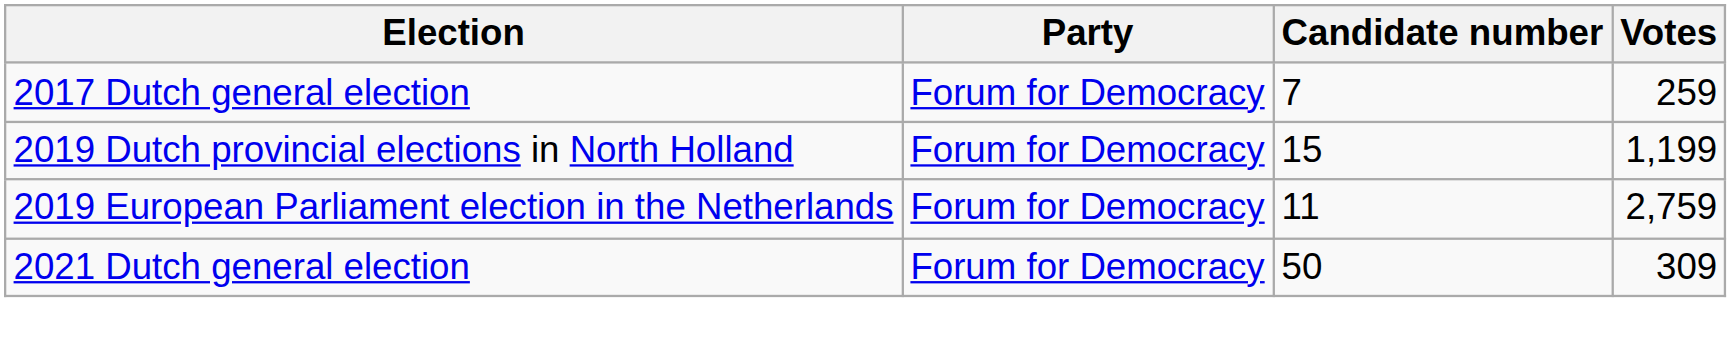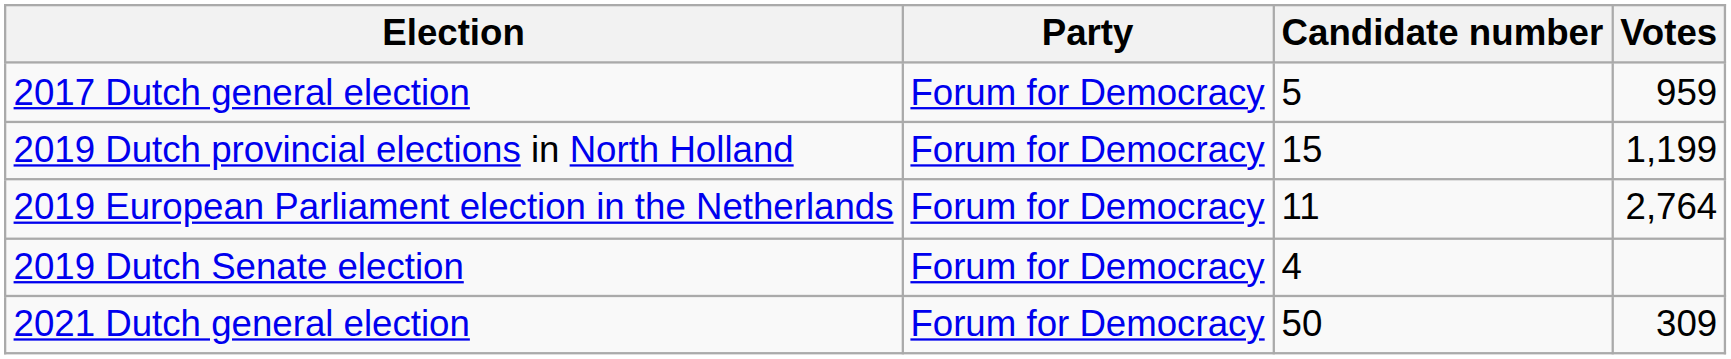(1292, 91) 7 -> (1292, 91) 5
(1687, 91) 259 -> (1687, 91) 959
(1671, 207) 2,759 -> (1671, 207) 2,764
+ row: (239, 265)
